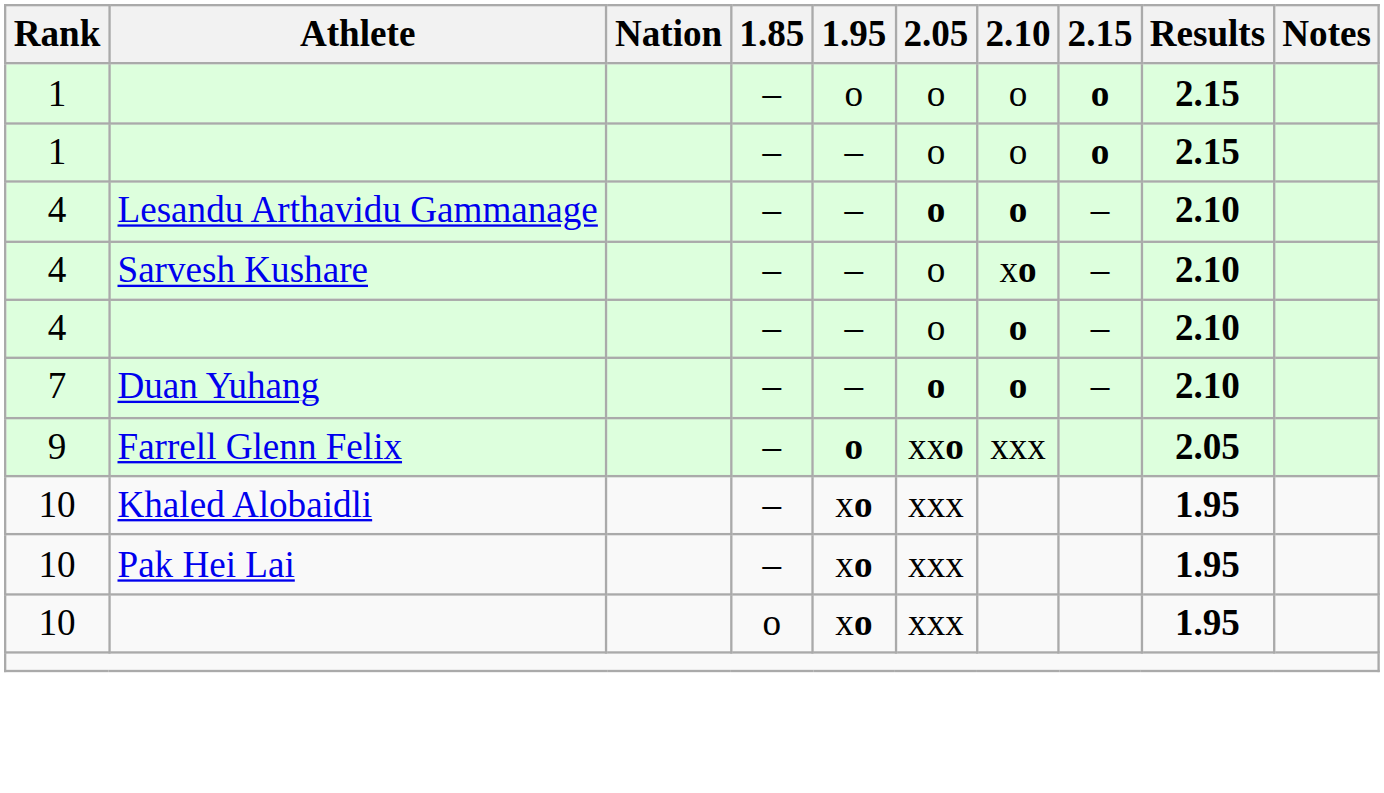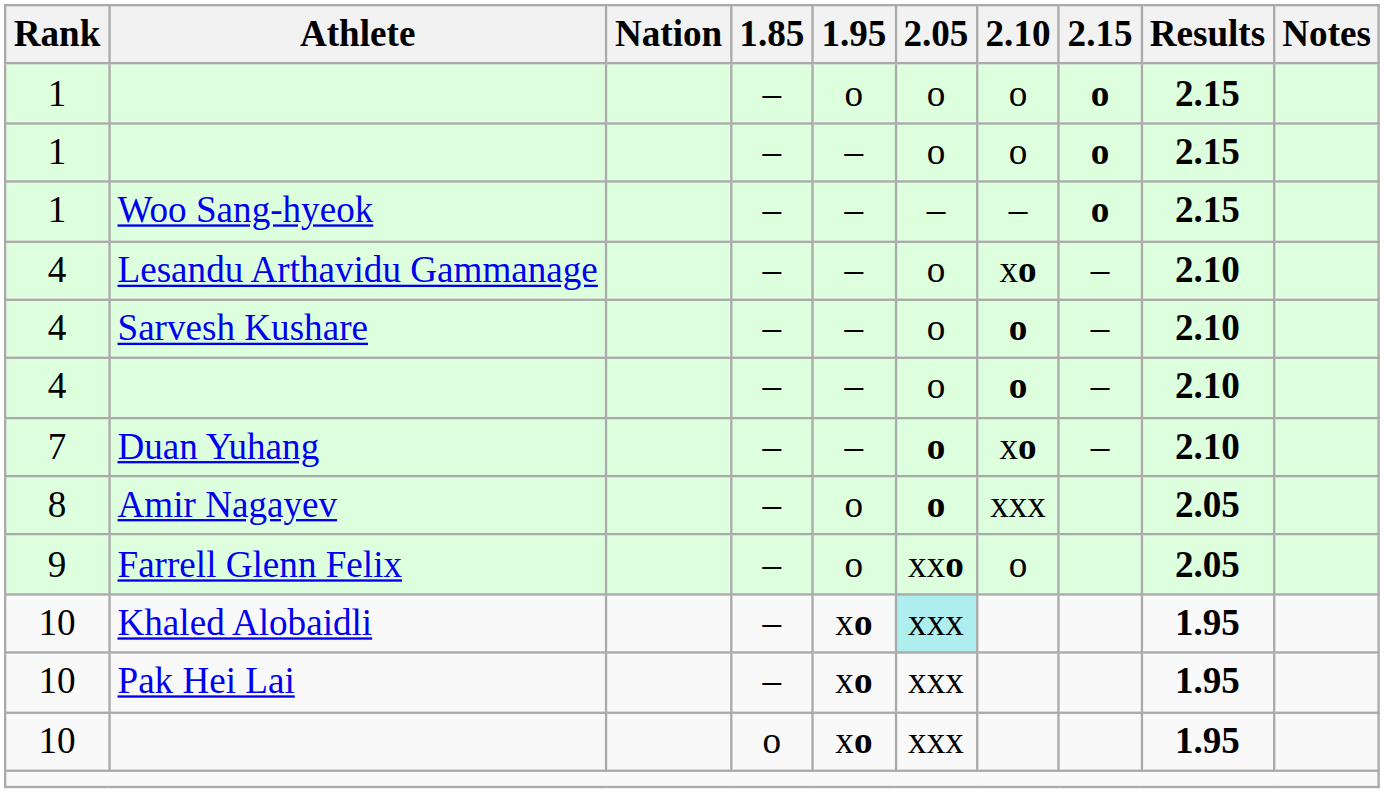+ row: (57, 210)
(936, 210) bold -> (936, 269) normal
(1018, 210) o -> (1018, 269) xo
(1018, 269) xo -> (1018, 328) o
(1018, 387) o -> (1018, 446) xo
+ row: (57, 504)
(854, 446) bold -> (854, 563) normal
(1018, 446) xxx -> (1018, 563) o
(936, 504) no background -> (936, 622) paleturquoise background
